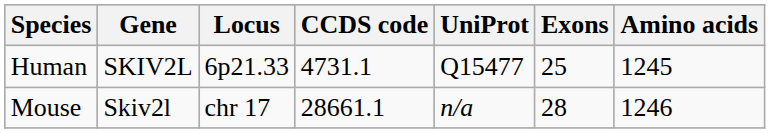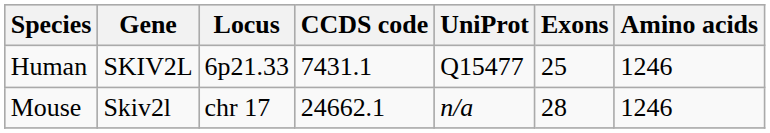(336, 66) 4731.1 -> (336, 66) 7431.1
(647, 66) 1245 -> (647, 66) 1246
(343, 107) 28661.1 -> (343, 107) 24662.1
